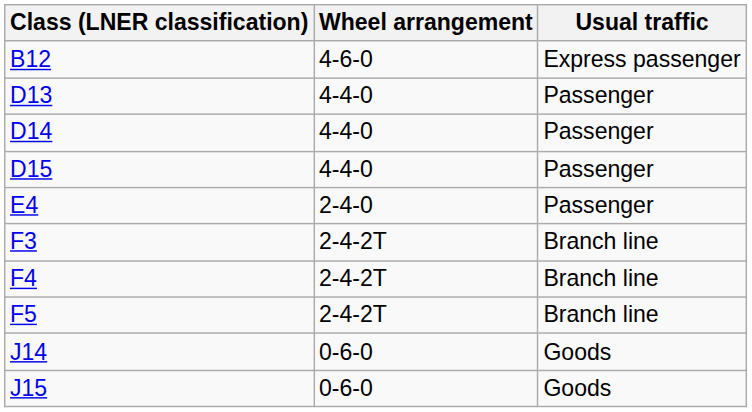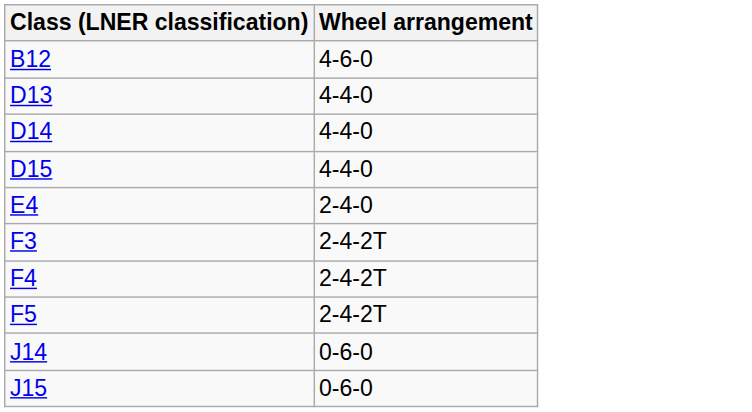- column: (642, 22)
